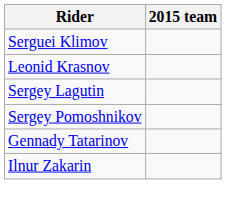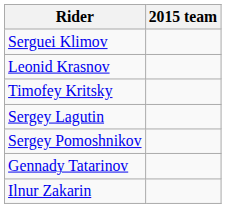+ row: (60, 91)
